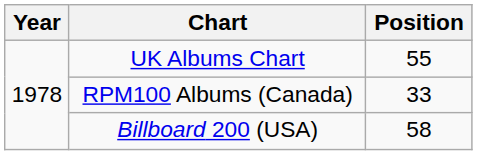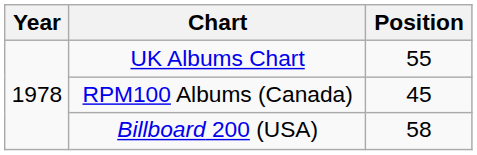(419, 94) 33 -> (419, 94) 45
